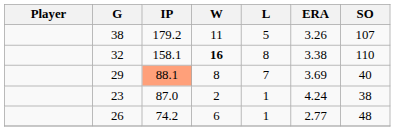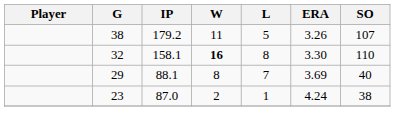(316, 55) 3.38 -> (316, 55) 3.30
(167, 75) lightsalmon background -> (167, 75) no background
- row: (117, 116)
